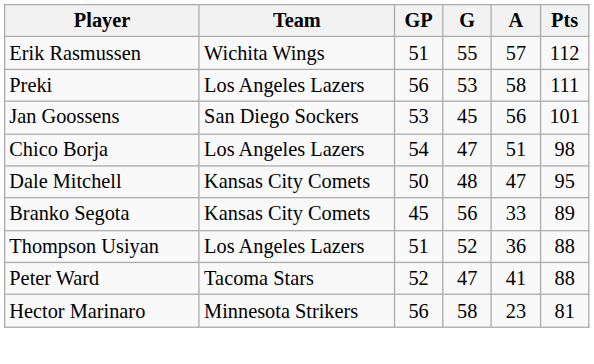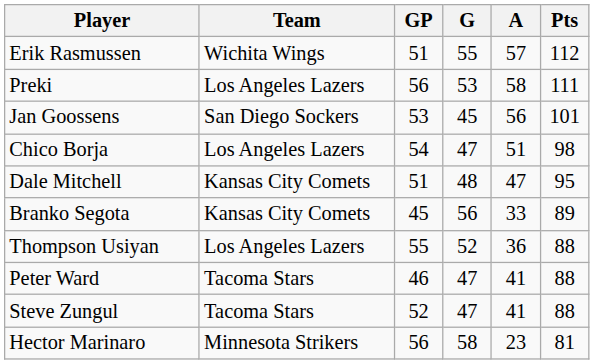(419, 181) 50 -> (419, 181) 51
(419, 246) 51 -> (419, 246) 55
(419, 278) 52 -> (419, 278) 46
+ row: (64, 310)
